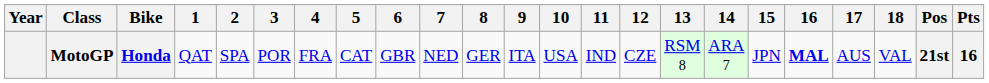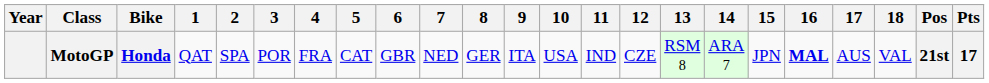(968, 54) 16 -> (968, 54) 17
